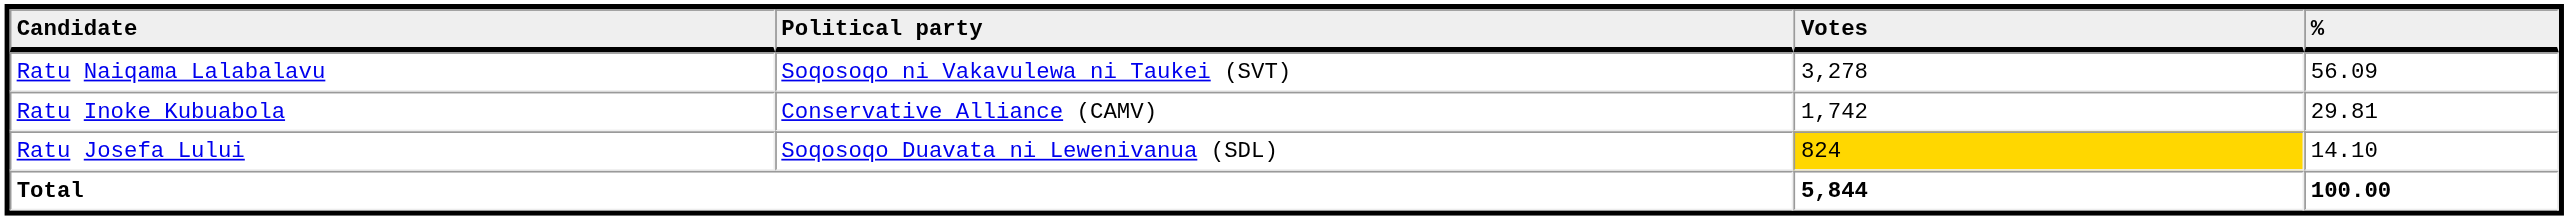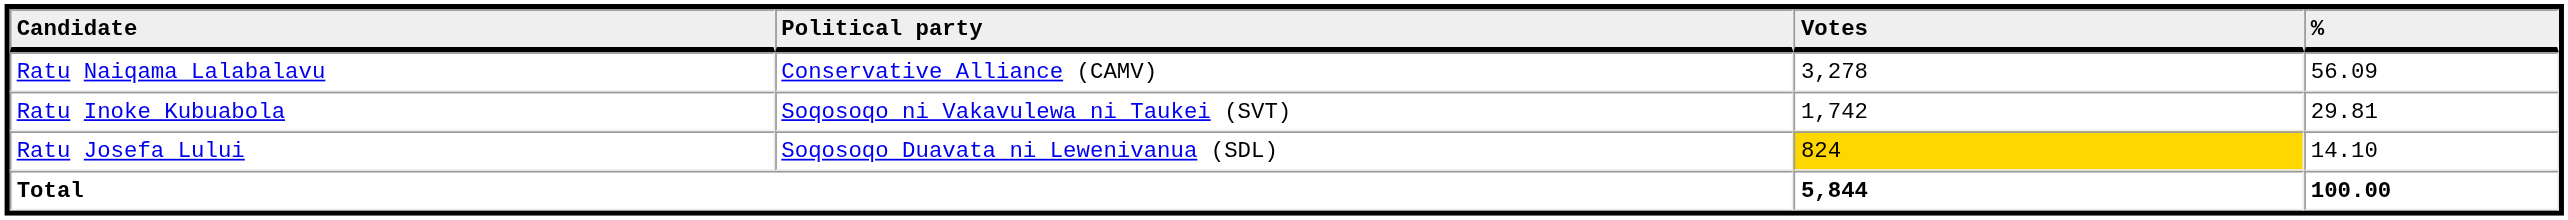(1036, 72) Soqosoqo ni Vakavulewa ni Taukei (SVT) -> (969, 72) Conservative Alliance (CAMV)
(969, 111) Conservative Alliance (CAMV) -> (1036, 111) Soqosoqo ni Vakavulewa ni Taukei (SVT)
